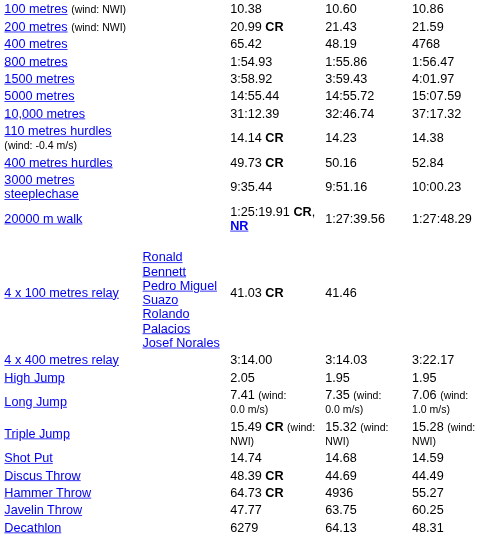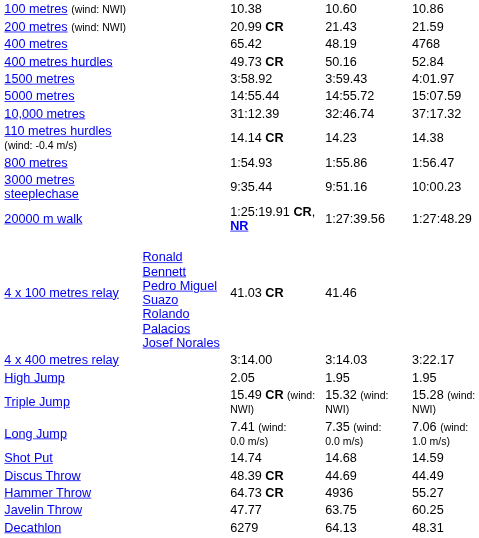rows swapped: (36, 61) <-> (58, 162)
rows swapped: (36, 402) <-> (37, 433)
